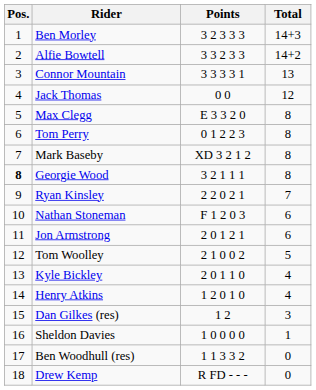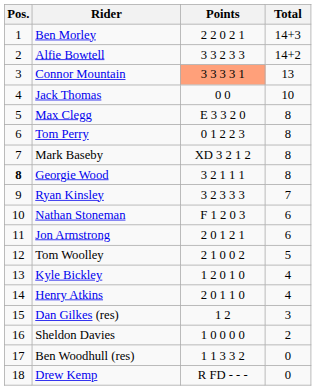(223, 34) 3 2 3 3 3 -> (223, 34) 2 2 0 2 1
(223, 74) no background -> (223, 74) lightsalmon background
(288, 94) 12 -> (288, 94) 10
(223, 194) 2 2 0 2 1 -> (223, 194) 3 2 3 3 3
(223, 275) 2 0 1 1 0 -> (223, 275) 1 2 0 1 0
(223, 295) 1 2 0 1 0 -> (223, 295) 2 0 1 1 0
(288, 335) 1 -> (288, 335) 2
